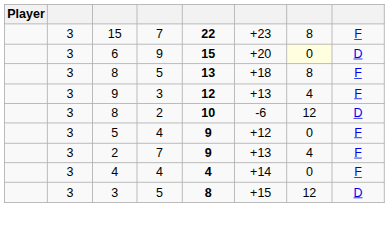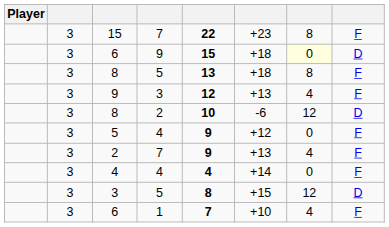(261, 53) +20 -> (261, 53) +18
+ row: (115, 212)
